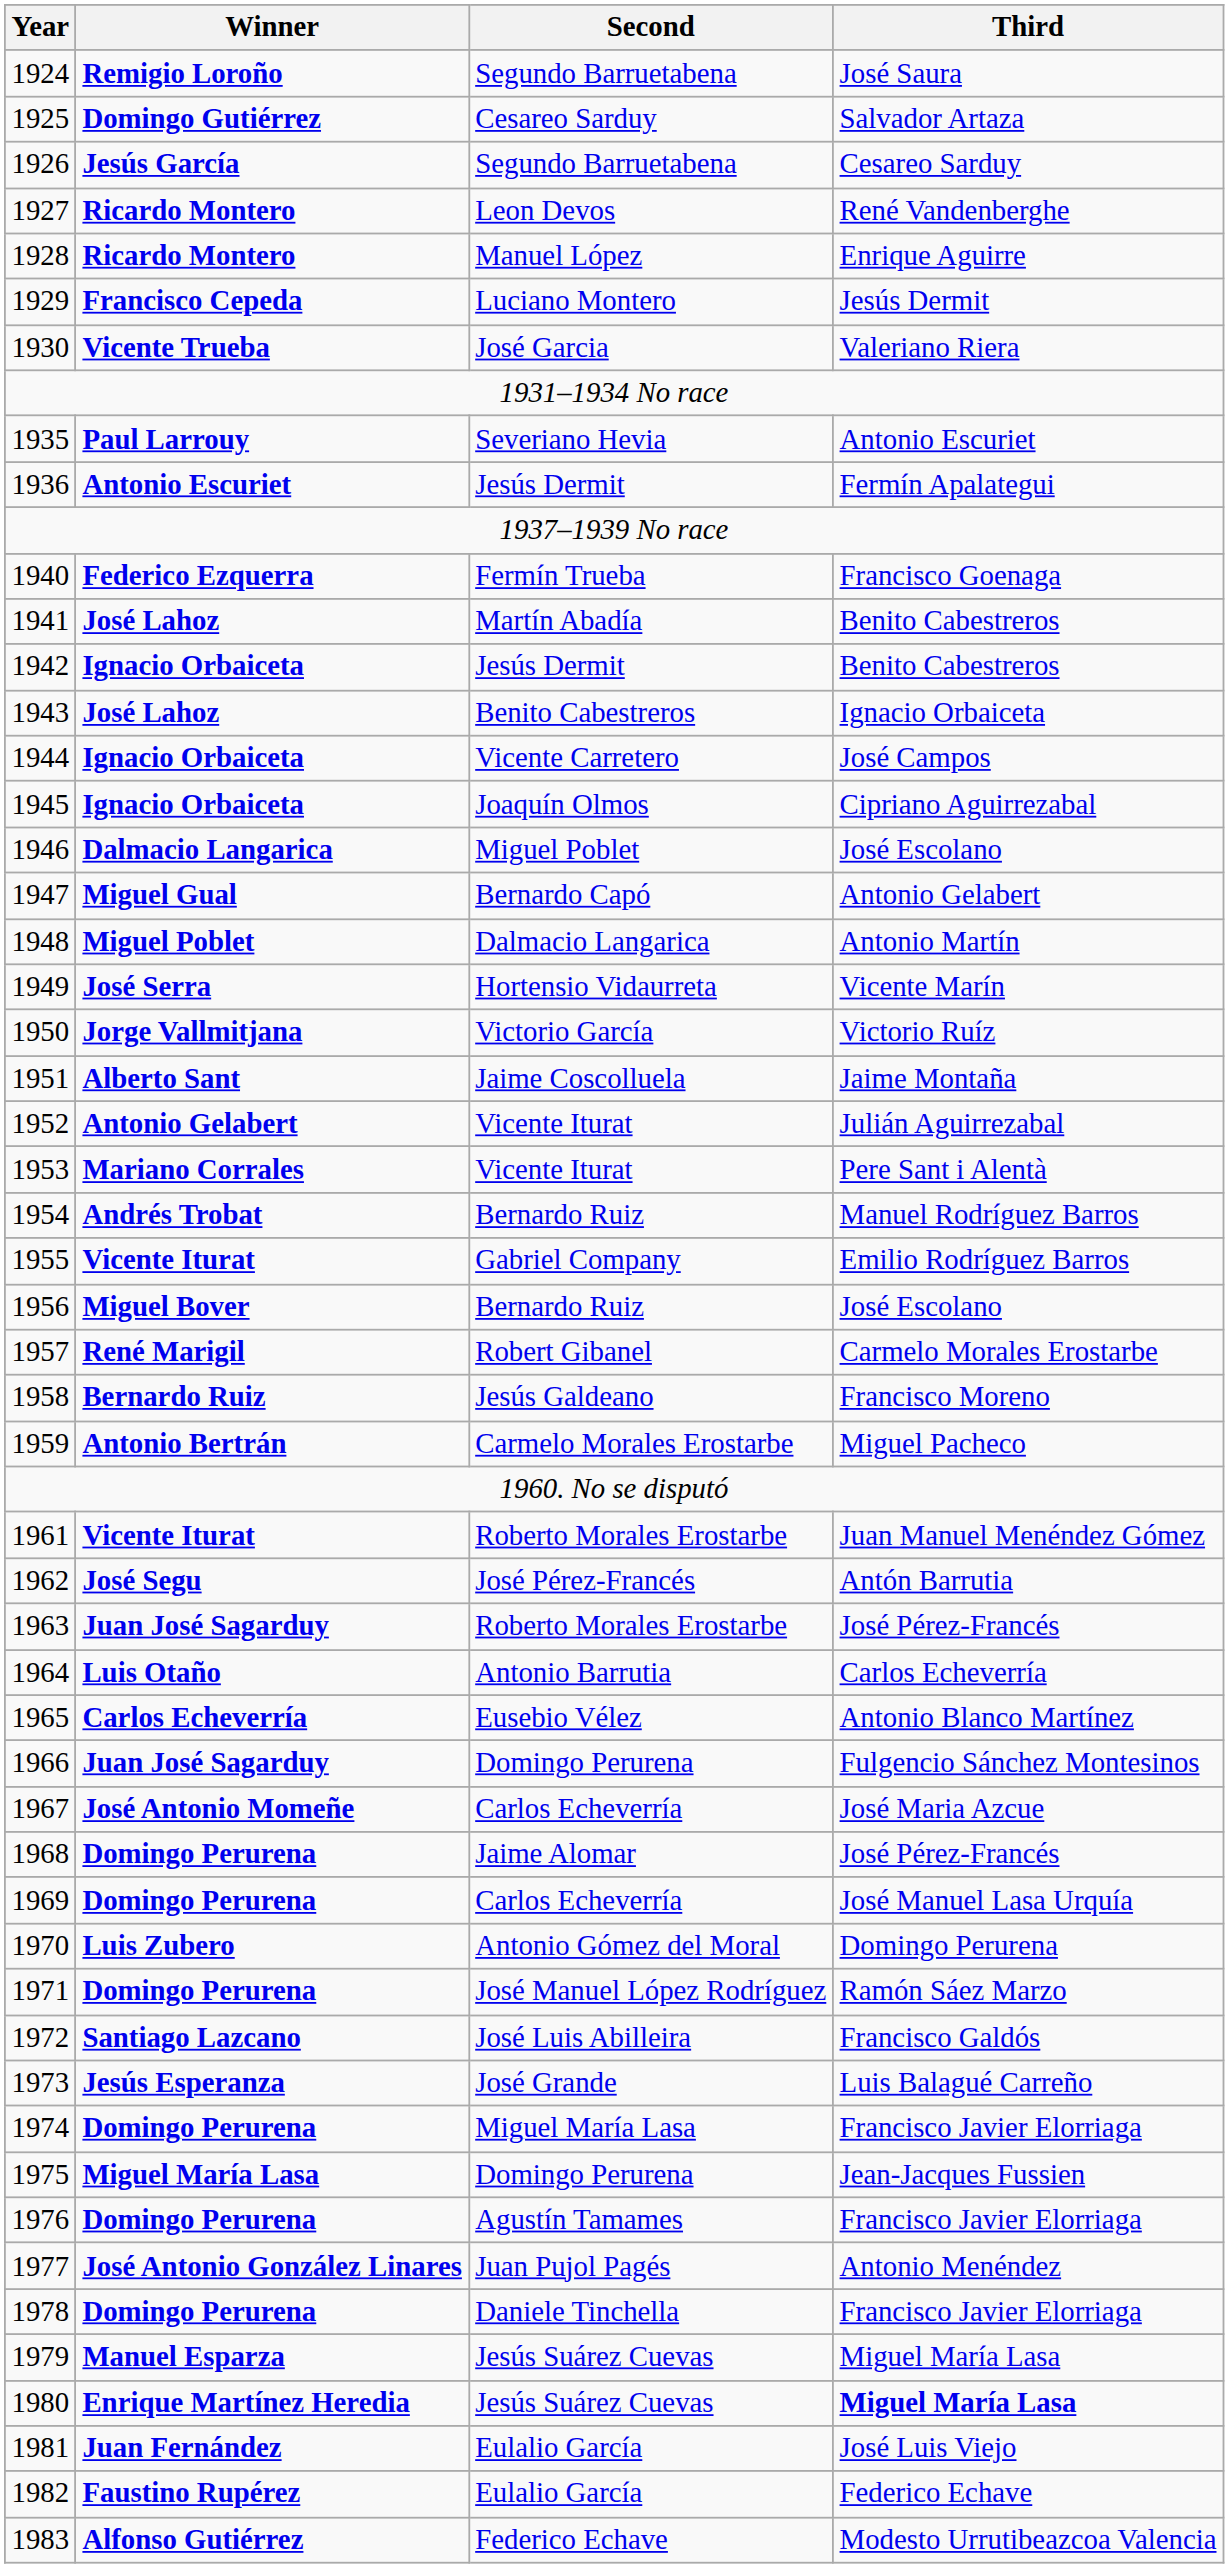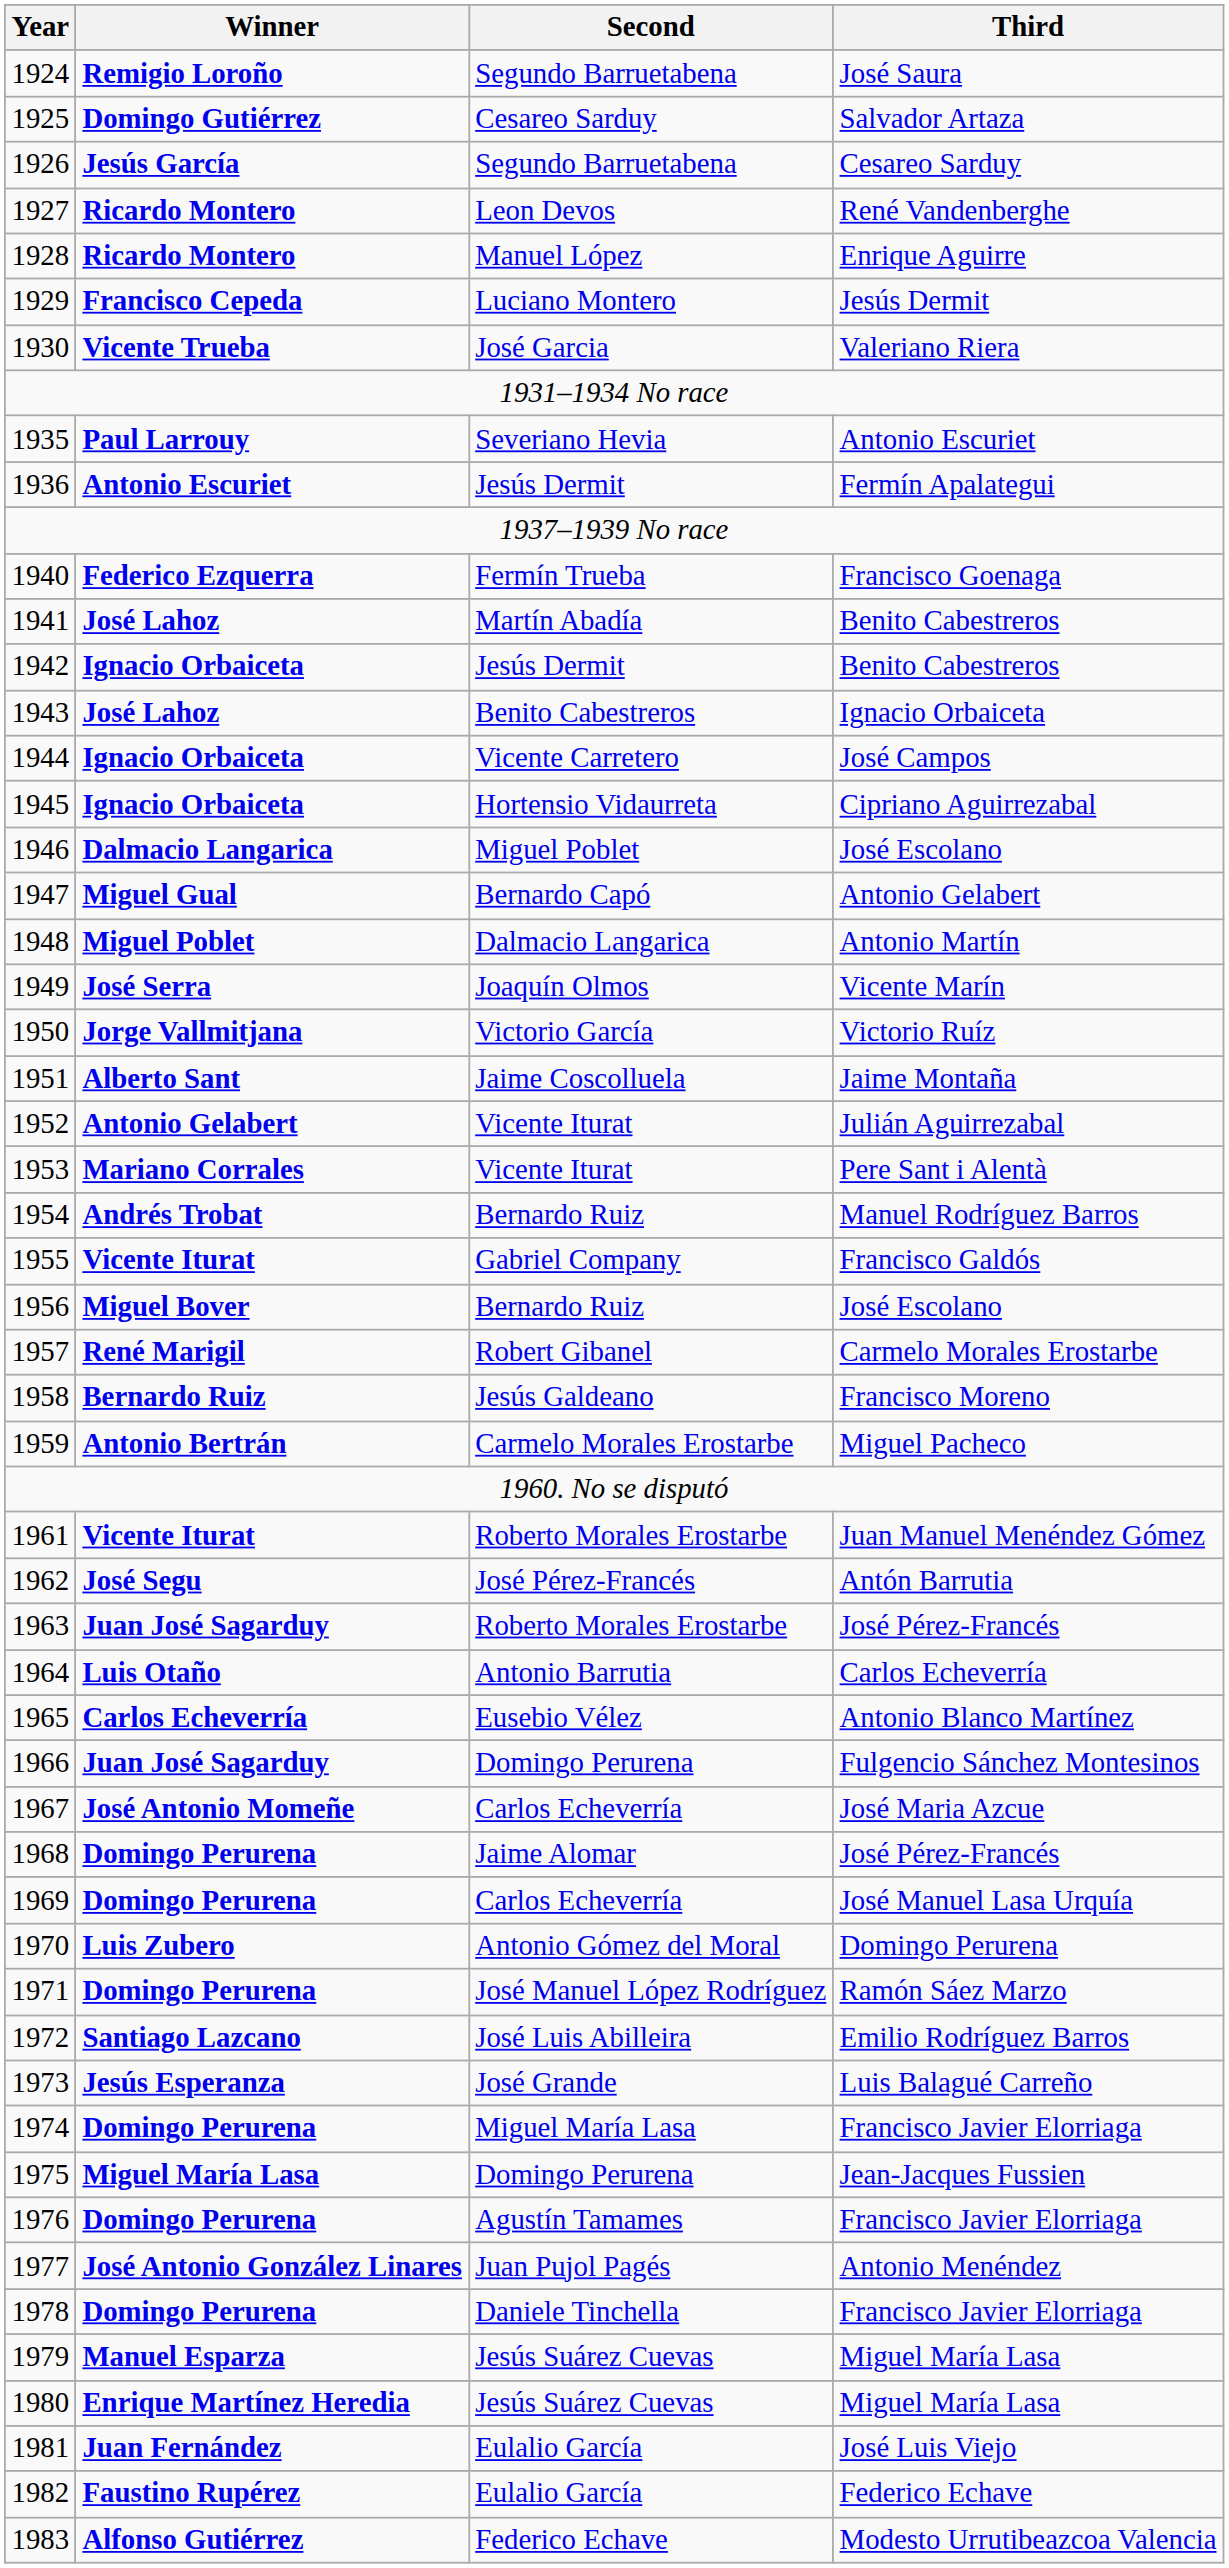(562, 803) Joaquín Olmos -> (596, 803) Hortensio Vidaurreta
(596, 986) Hortensio Vidaurreta -> (562, 986) Joaquín Olmos
(984, 1260) Emilio Rodríguez Barros -> (940, 1260) Francisco Galdós
(940, 2037) Francisco Galdós -> (984, 2037) Emilio Rodríguez Barros
(958, 2402) bold -> (950, 2402) normal
